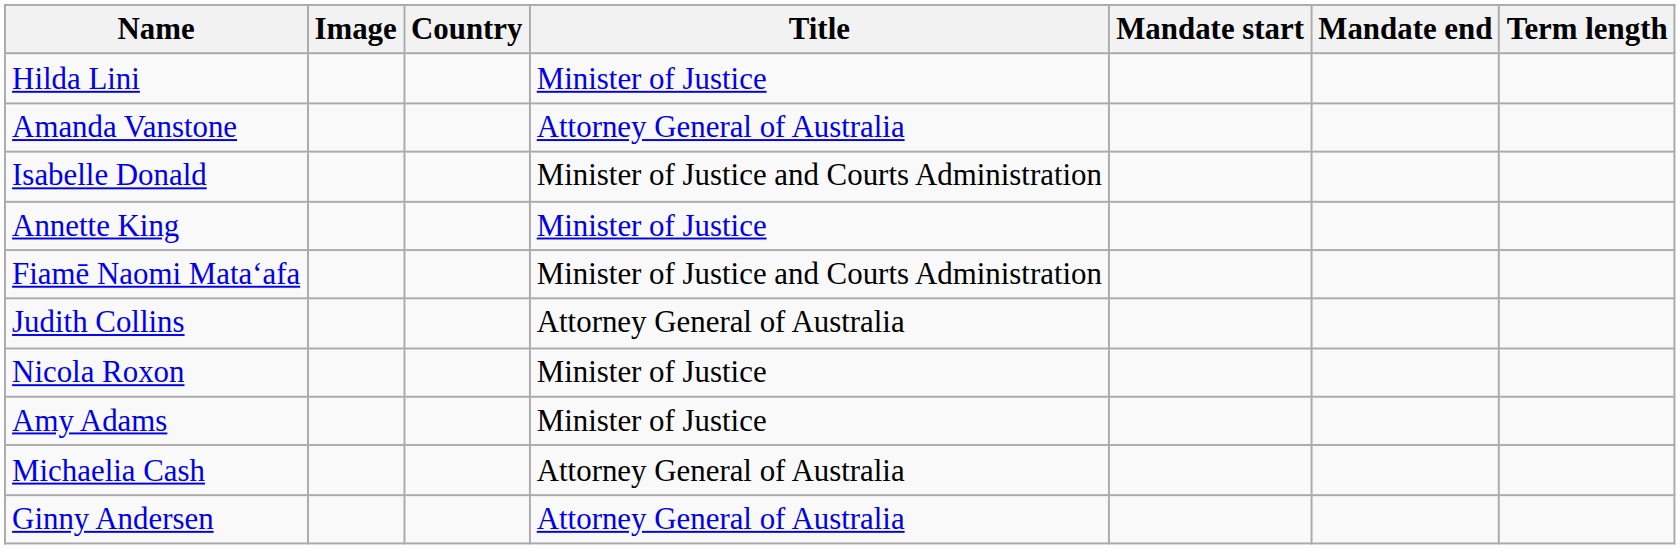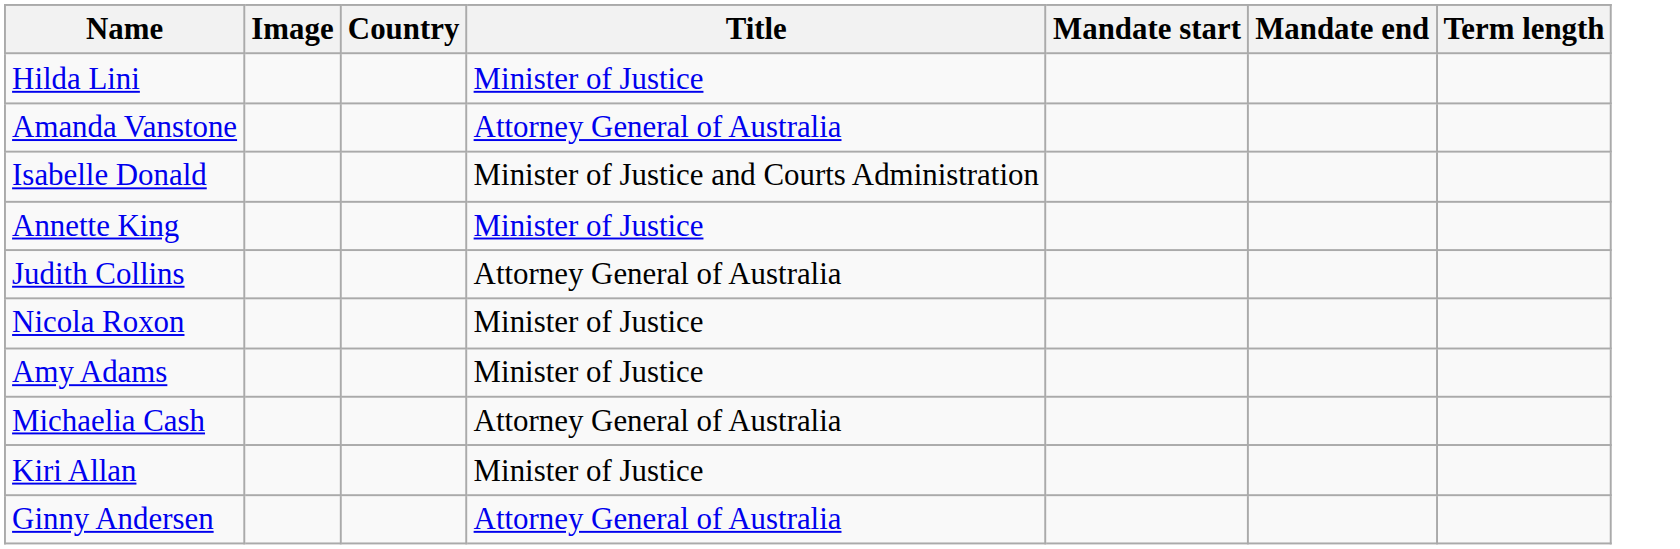- row: (156, 273)
+ row: (74, 469)
